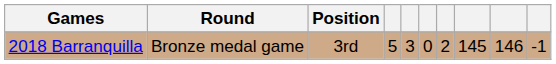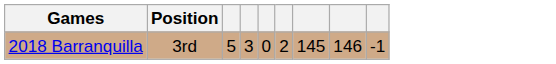- column: (228, 19)
